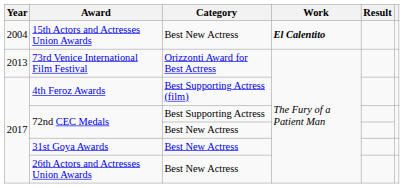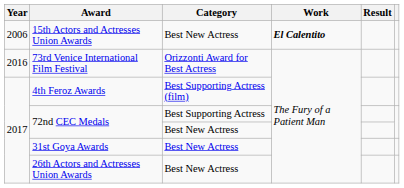(17, 35) 2004 -> (17, 35) 2006
(17, 63) 2013 -> (17, 63) 2016
